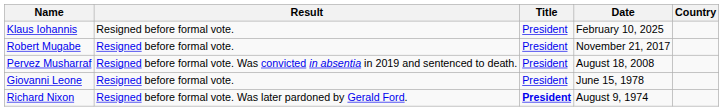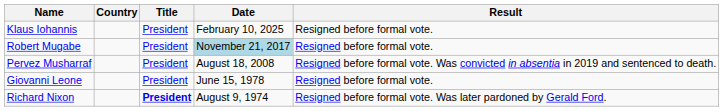columns swapped: (696, 13) <-> (307, 13)
(623, 47) no background -> (243, 47) lightblue background
